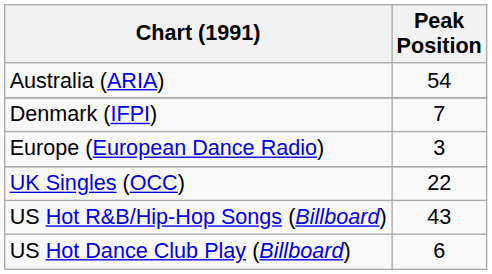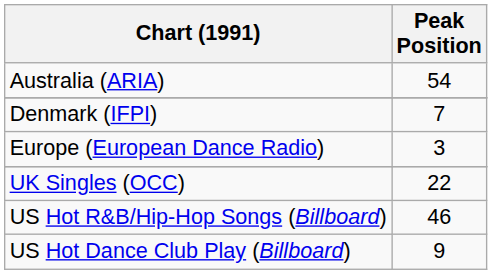(439, 217) 43 -> (439, 217) 46
(439, 251) 6 -> (439, 251) 9
